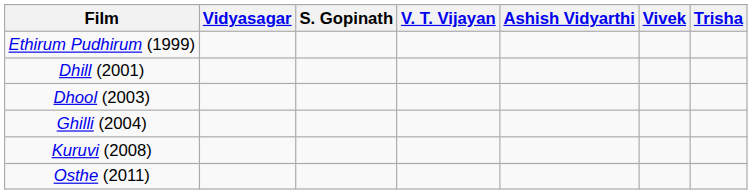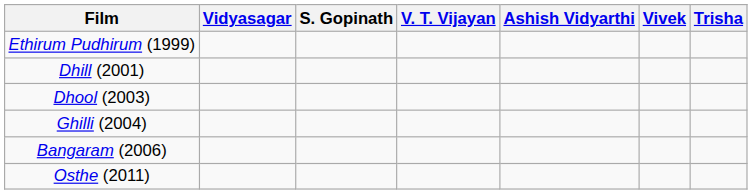+ row: (102, 150)
- row: (102, 150)
